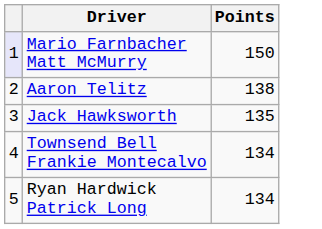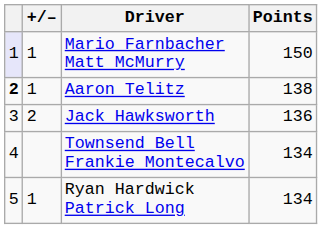+ column: (42, 18)
(14, 91) normal -> (14, 91) bold
(260, 118) 135 -> (298, 118) 136
